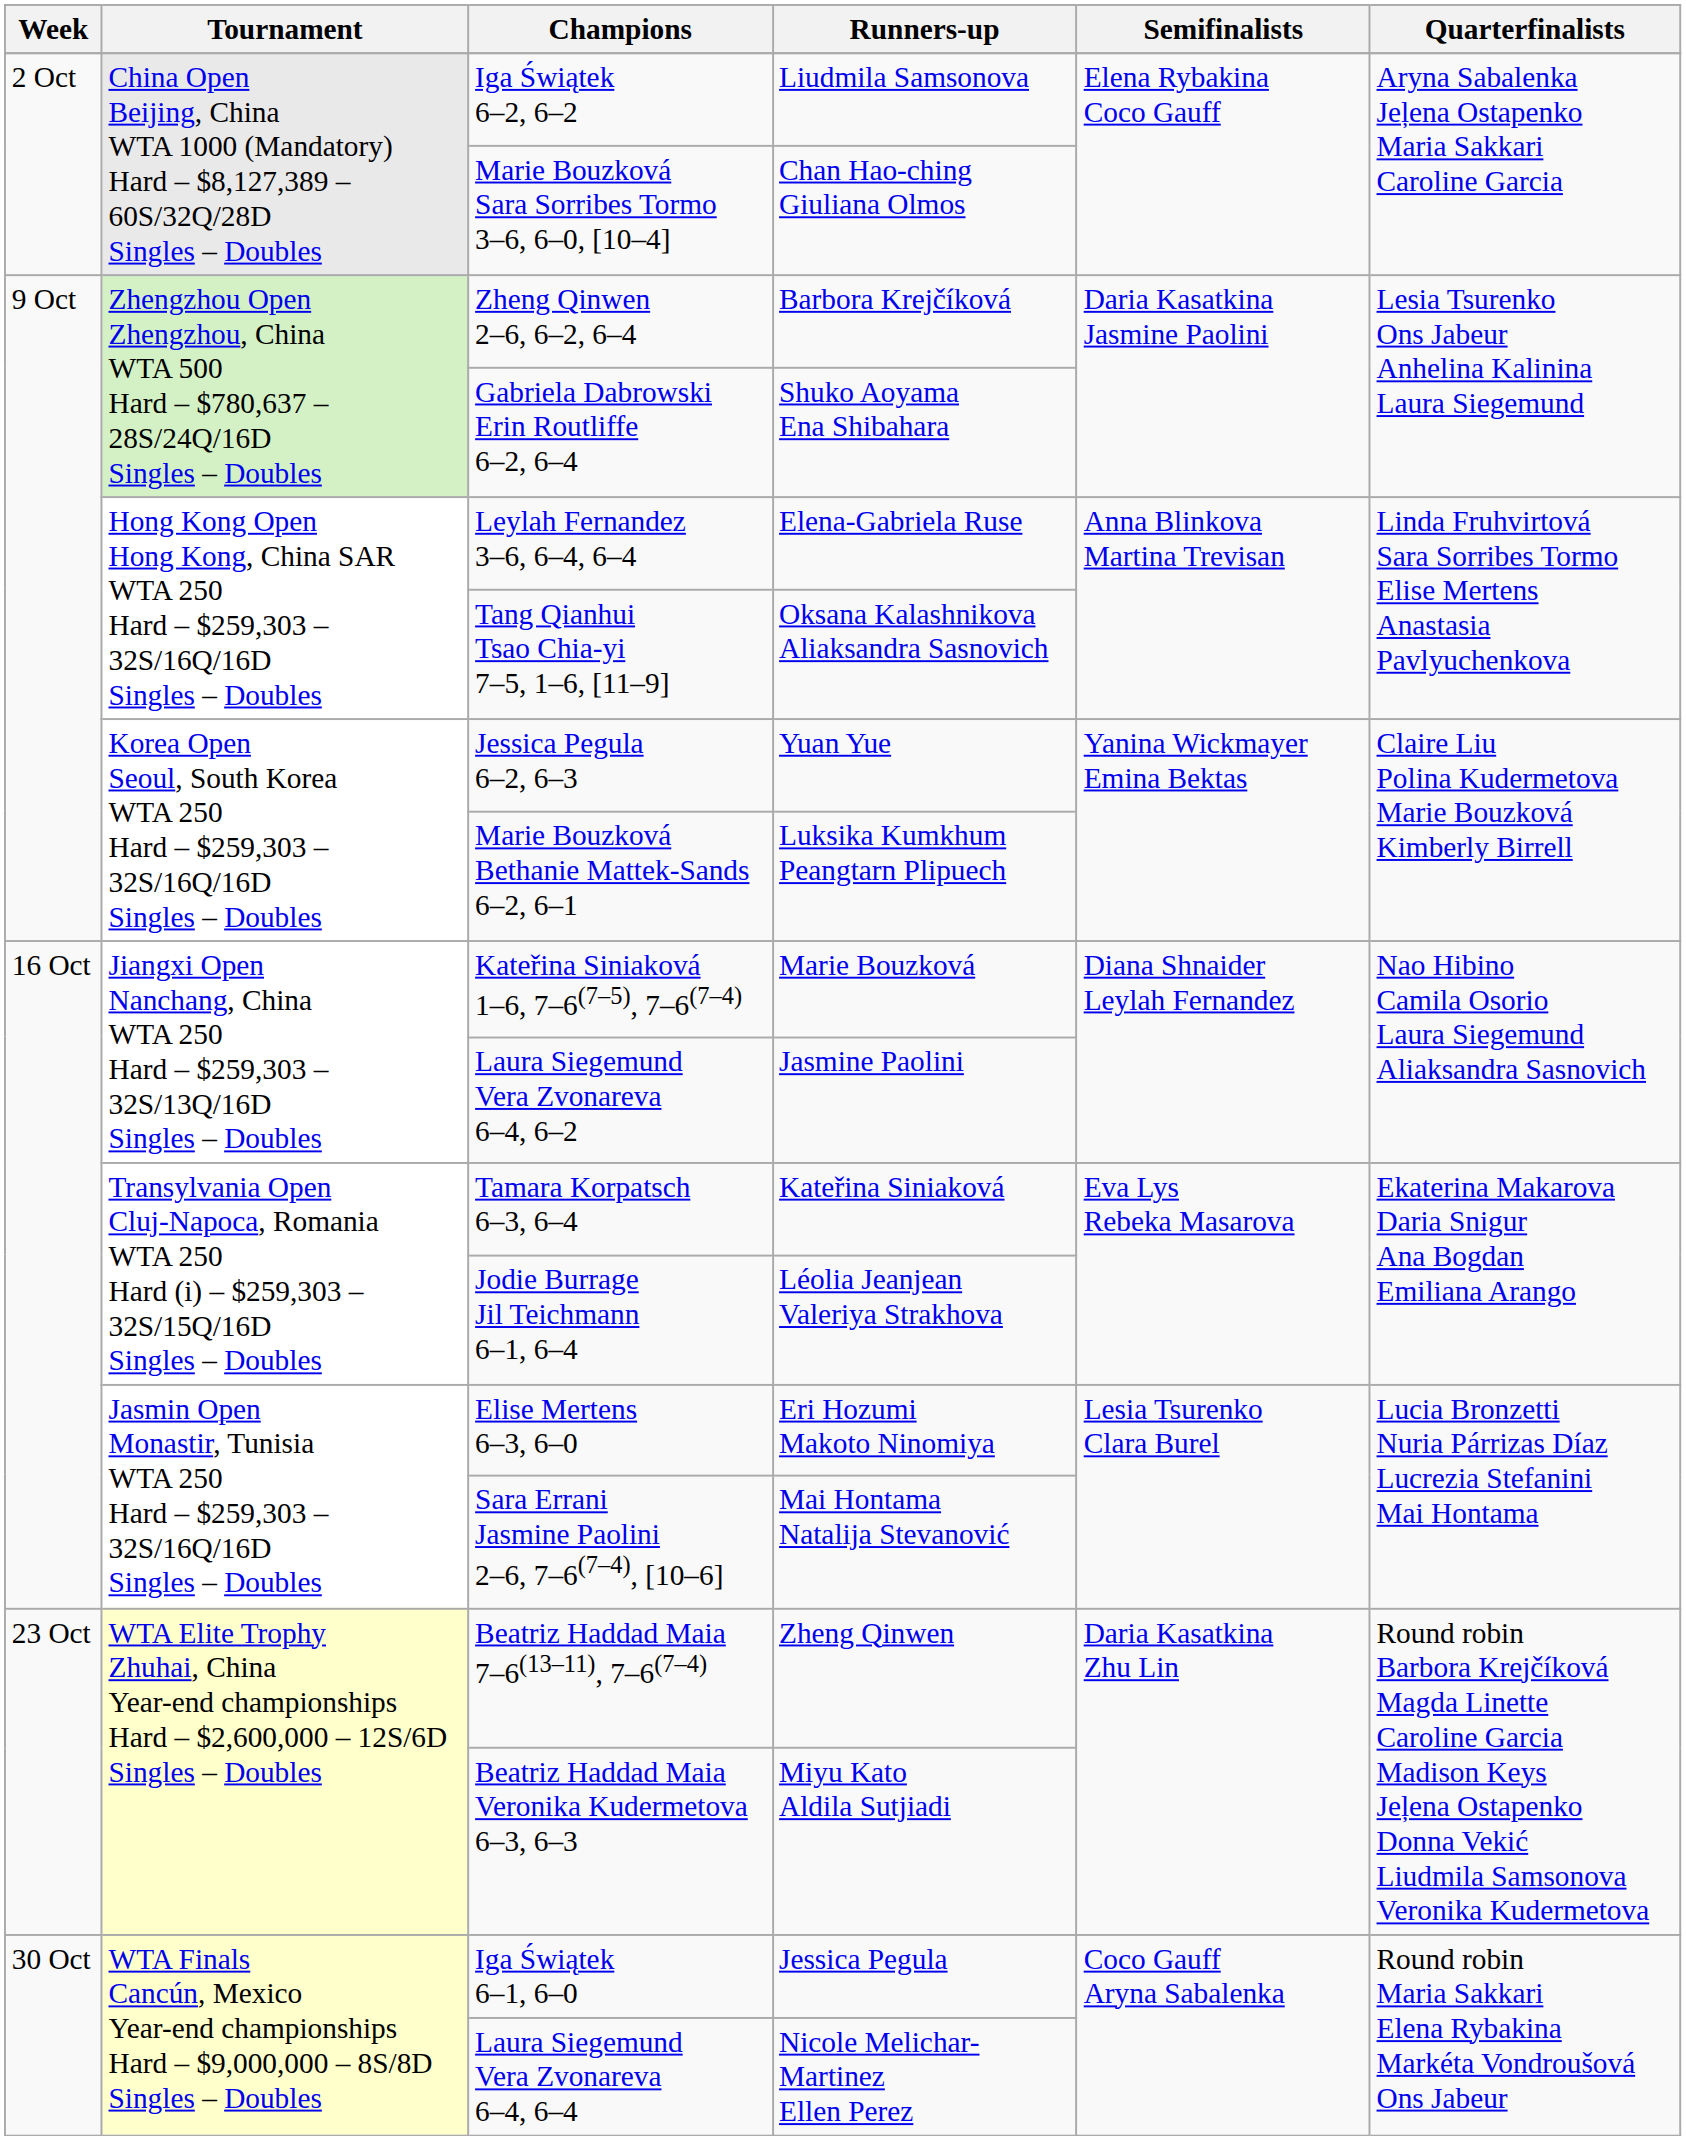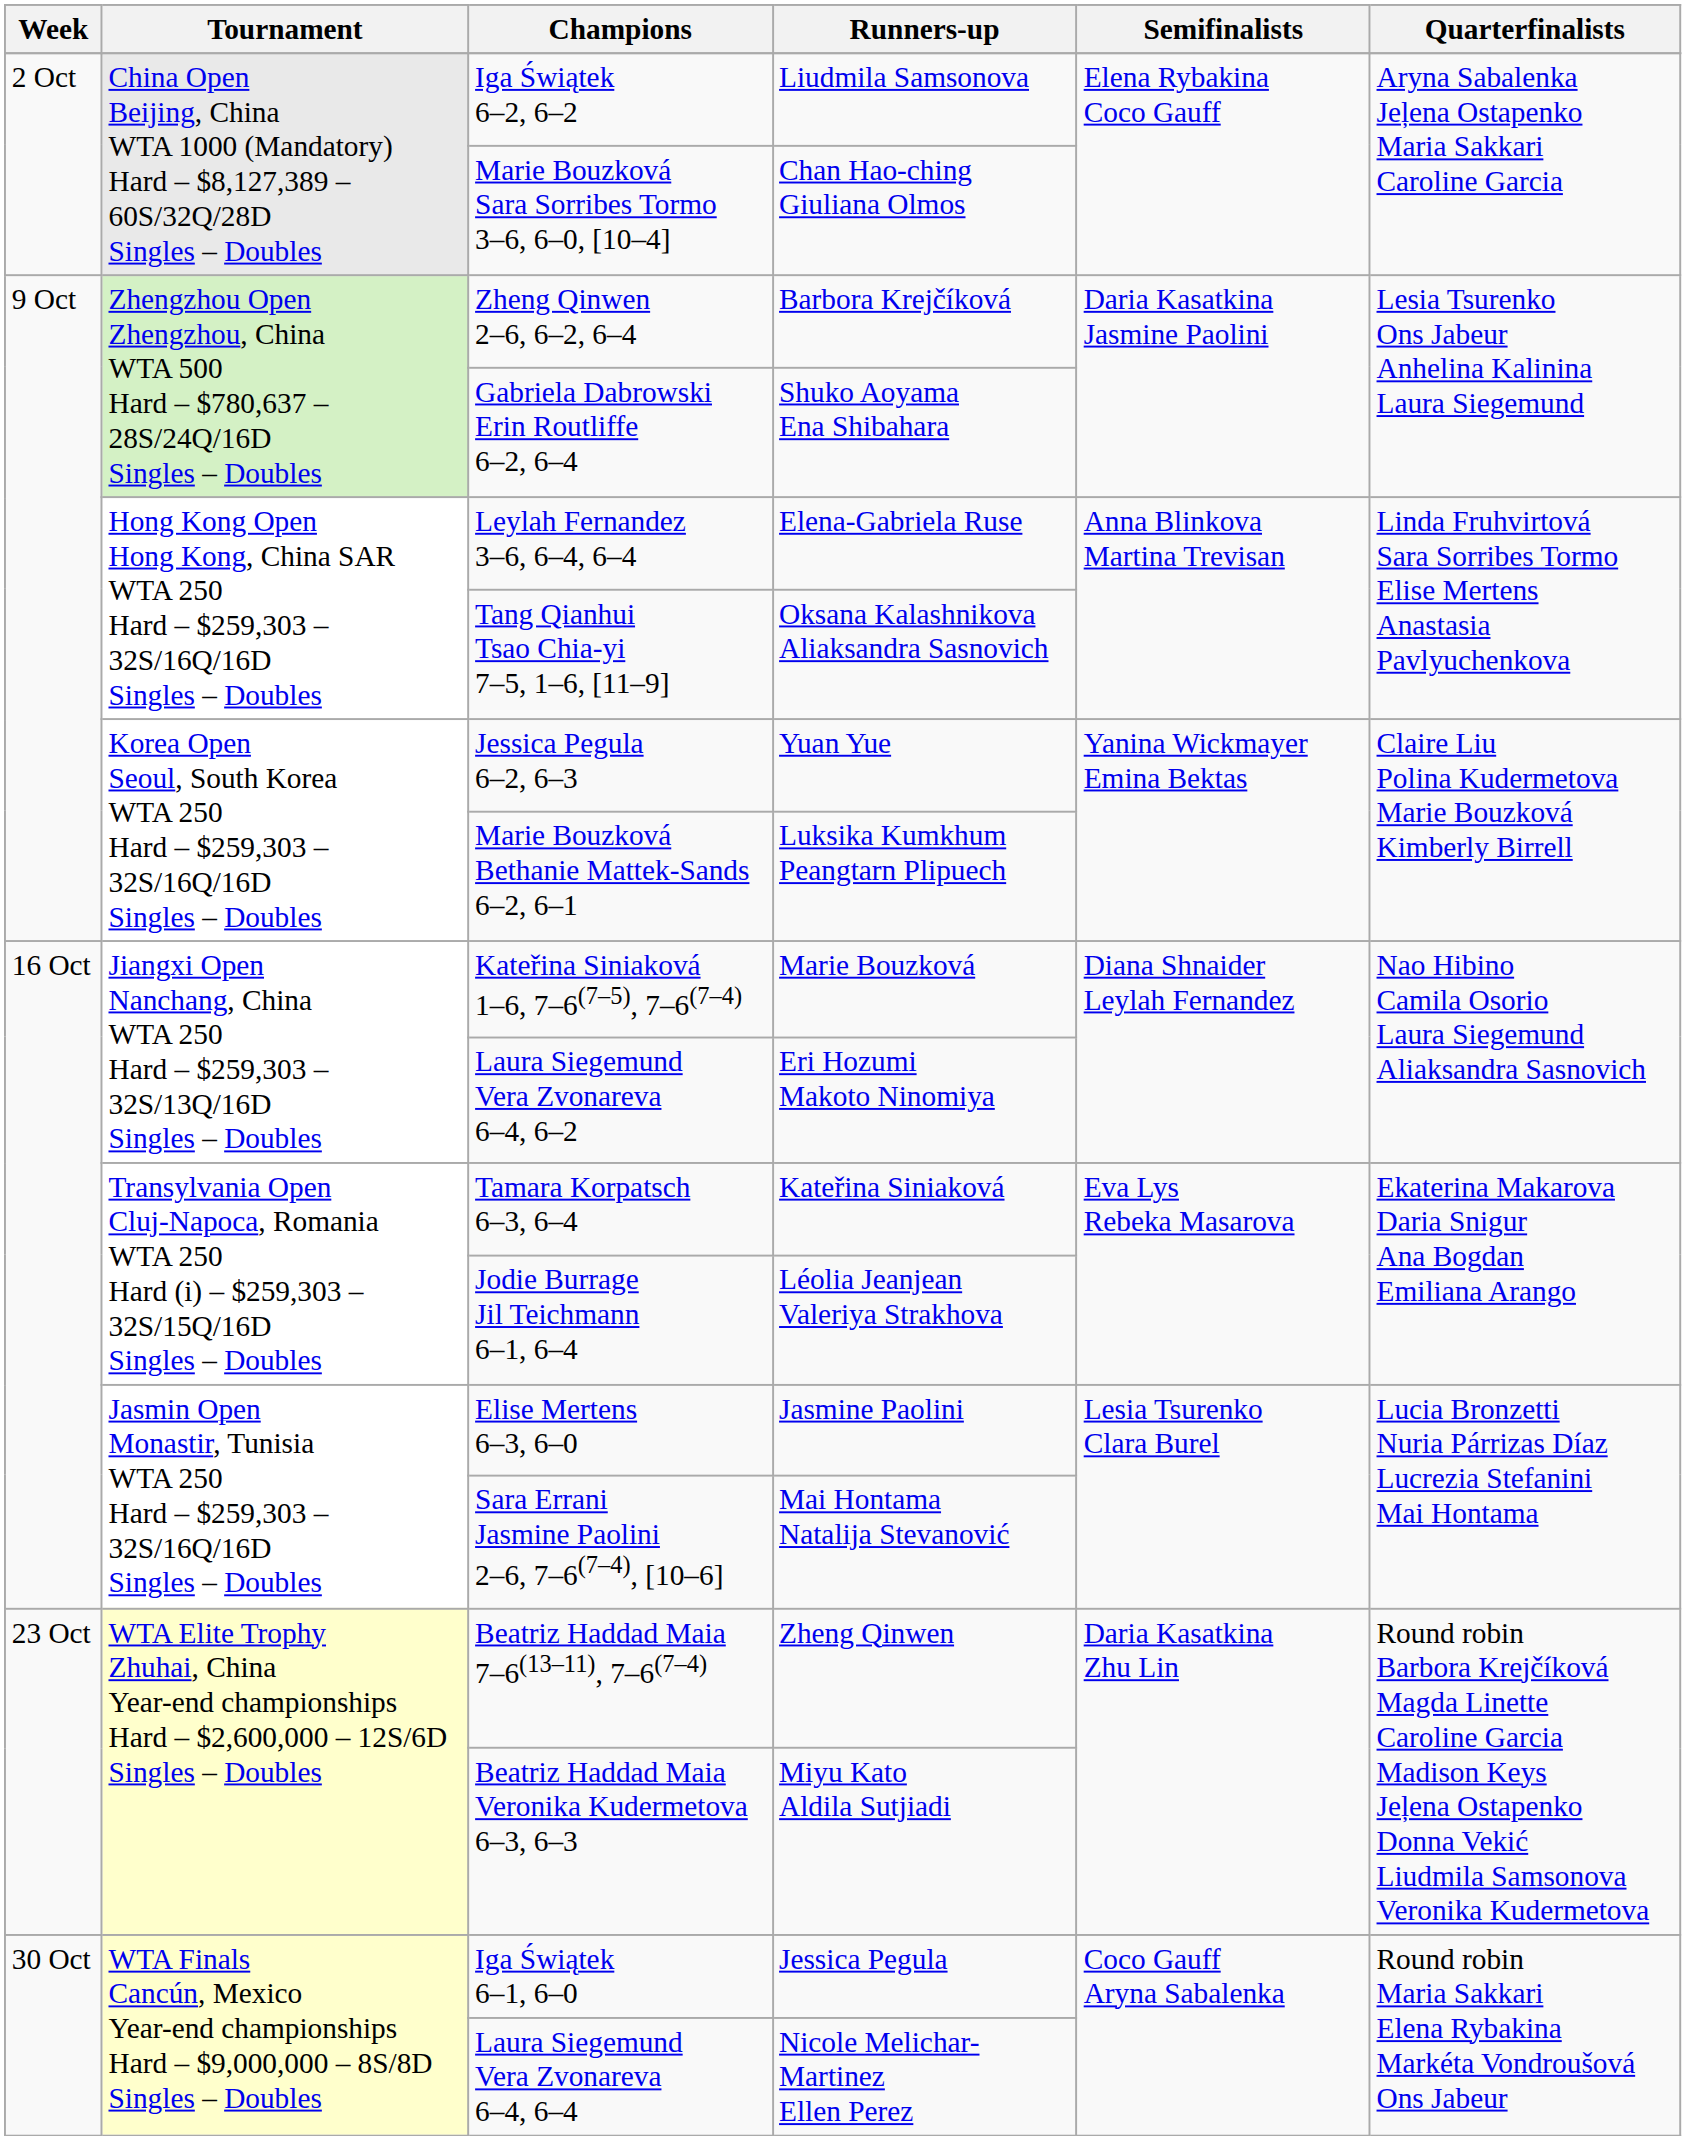(871, 1061) Jasmine Paolini -> (887, 1078) Eri Hozumi Makoto Ninomiya
(887, 1427) Eri Hozumi Makoto Ninomiya -> (871, 1409) Jasmine Paolini
